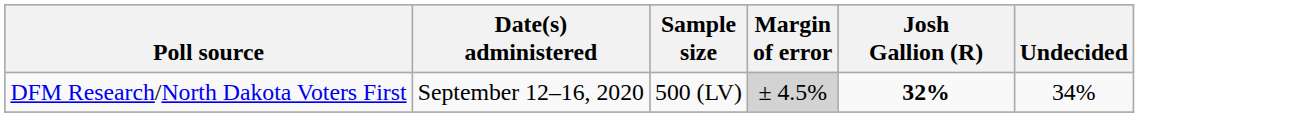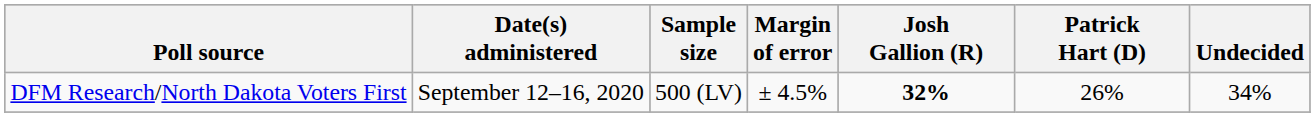+ column: (1102, 38)
(793, 91) lightgrey background -> (793, 91) no background
